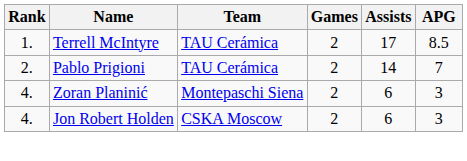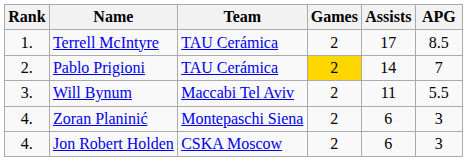(334, 67) no background -> (334, 67) gold background
+ row: (92, 93)
